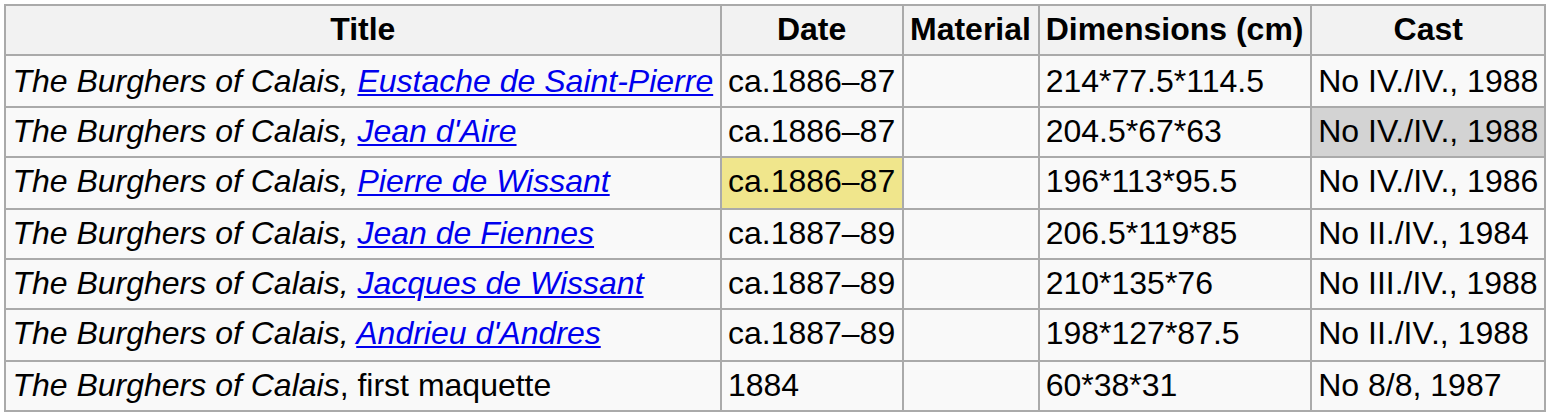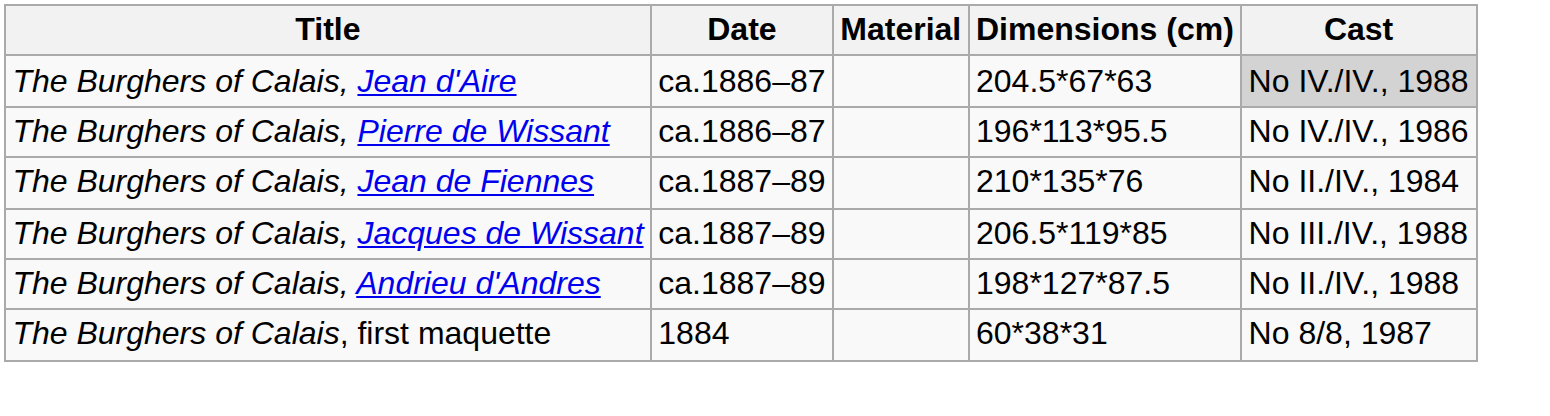- row: (363, 80)
(812, 182) khaki background -> (742, 131) no background
(1141, 232) 206.5*119*85 -> (1060, 182) 210*135*76
(1129, 283) 210*135*76 -> (1072, 232) 206.5*119*85
